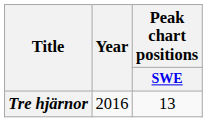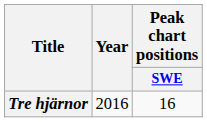(167, 103) 13 -> (167, 103) 16
